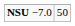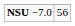(62, 13) 50 -> (62, 13) 56
